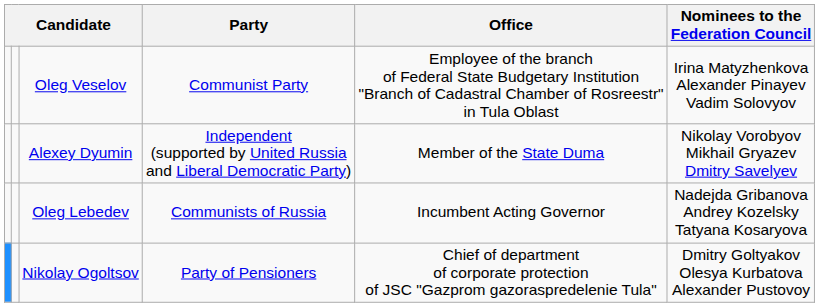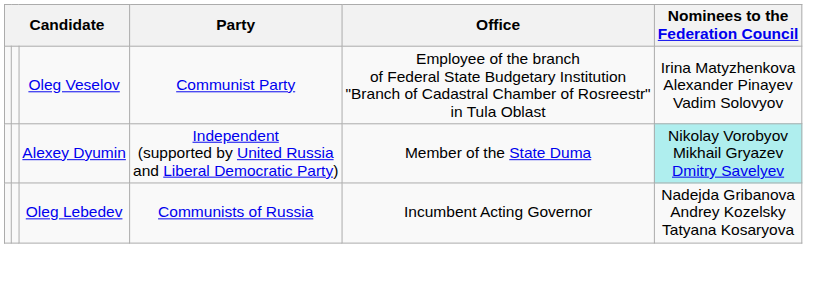(741, 153) no background -> (728, 153) paleturquoise background
- row: (81, 272)
